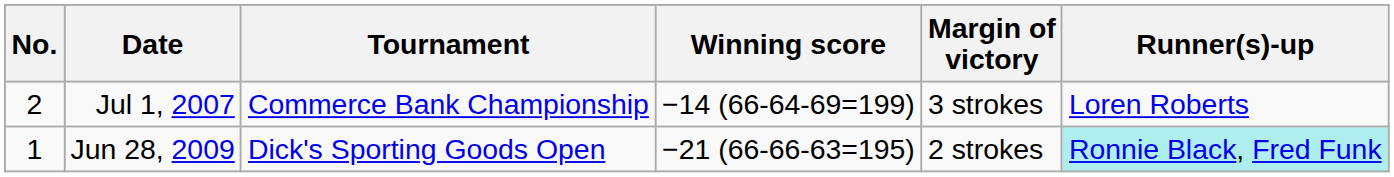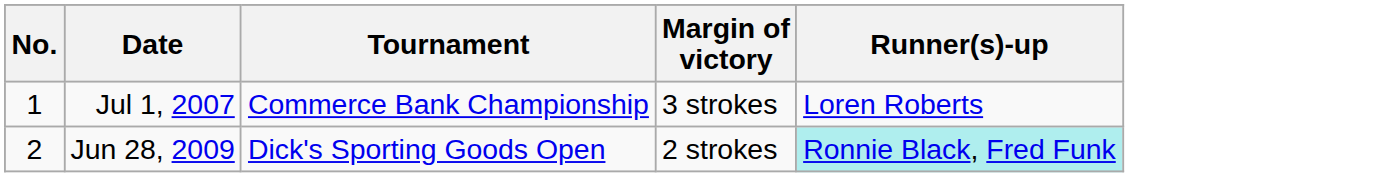- column: (788, 44)
(34, 104) 2 -> (34, 104) 1
(34, 149) 1 -> (34, 149) 2
